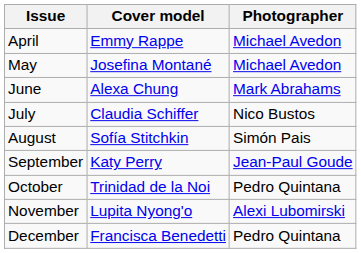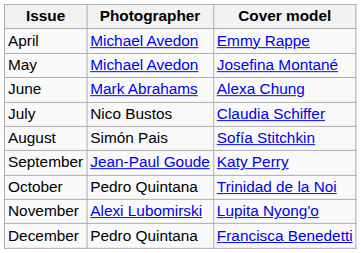columns swapped: (158, 16) <-> (293, 16)
